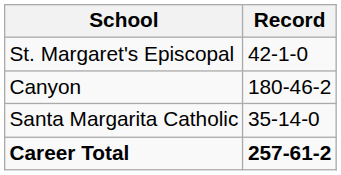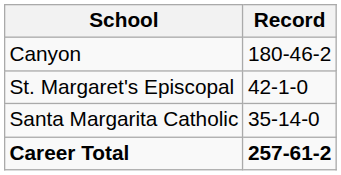rows swapped: (45, 86) <-> (122, 53)
